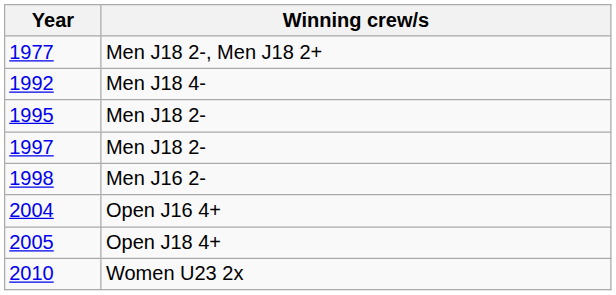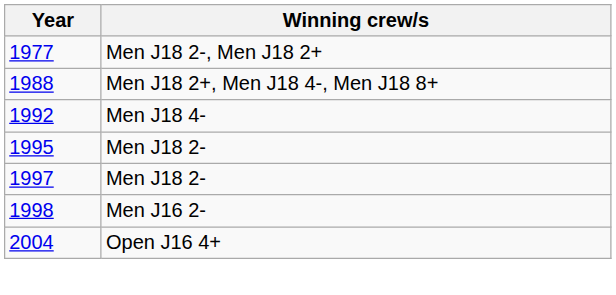+ row: (31, 83)
- row: (31, 242)
- row: (31, 274)
